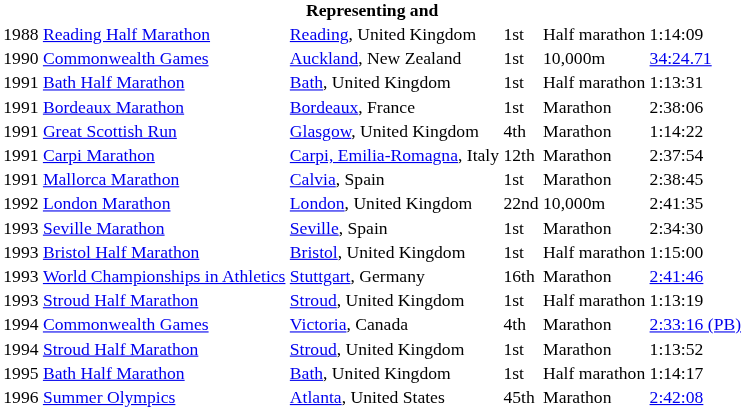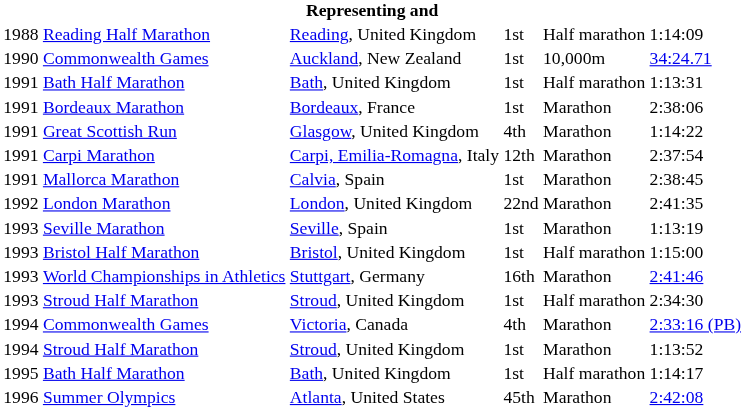(574, 203) 10,000m -> (577, 203) Marathon
(676, 227) 2:34:30 -> (676, 227) 1:13:19
(676, 300) 1:13:19 -> (676, 300) 2:34:30
